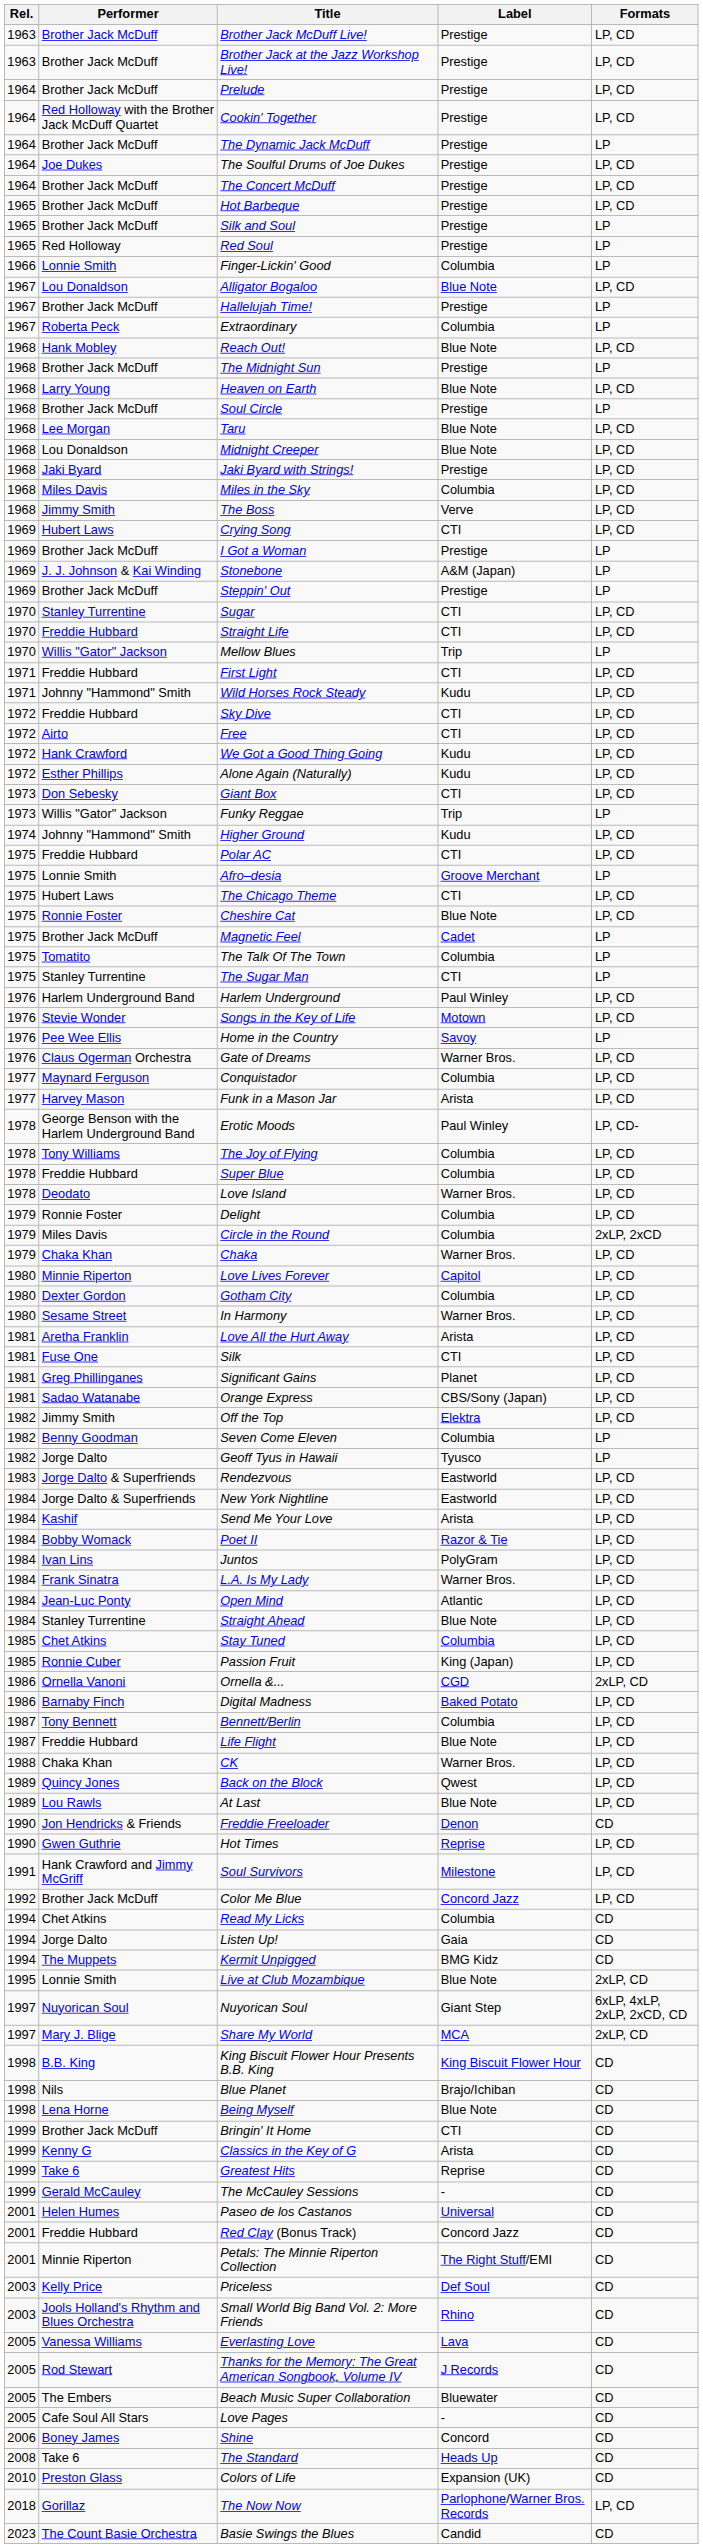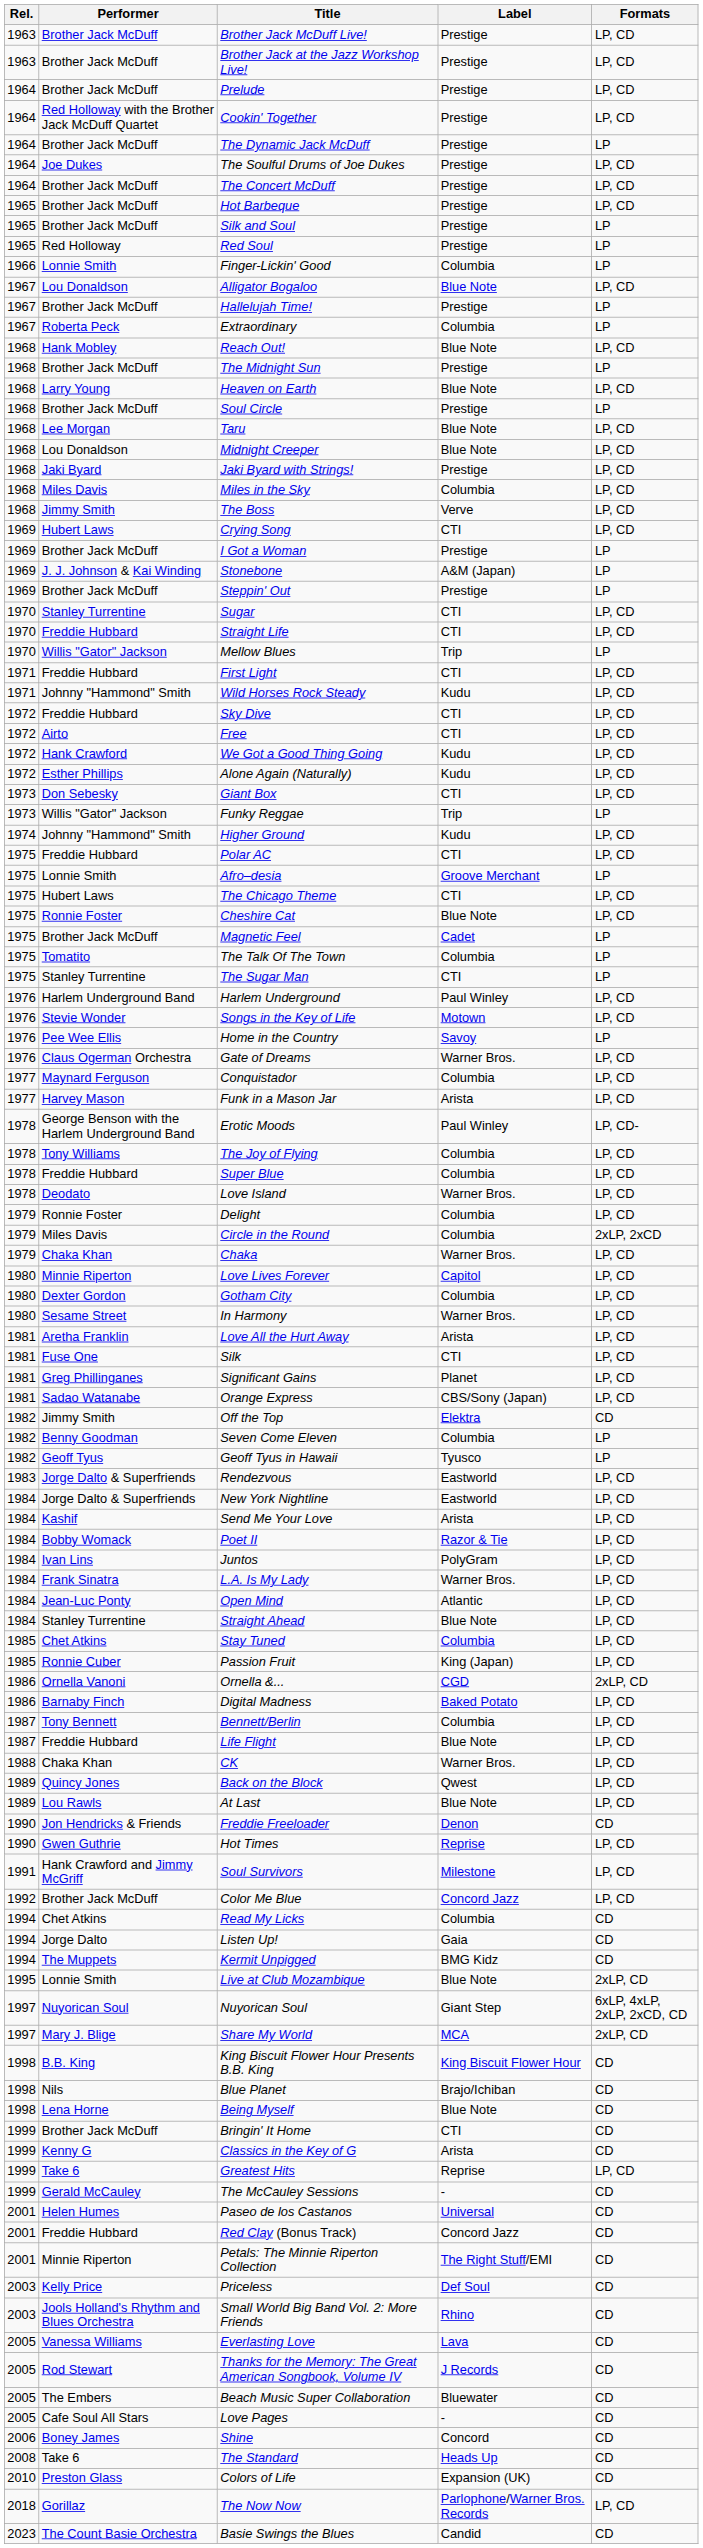(615, 1417) LP, CD -> (604, 1417) CD
(74, 1458) Jorge Dalto -> (72, 1458) Geoff Tyus
(604, 2171) CD -> (615, 2171) LP, CD
